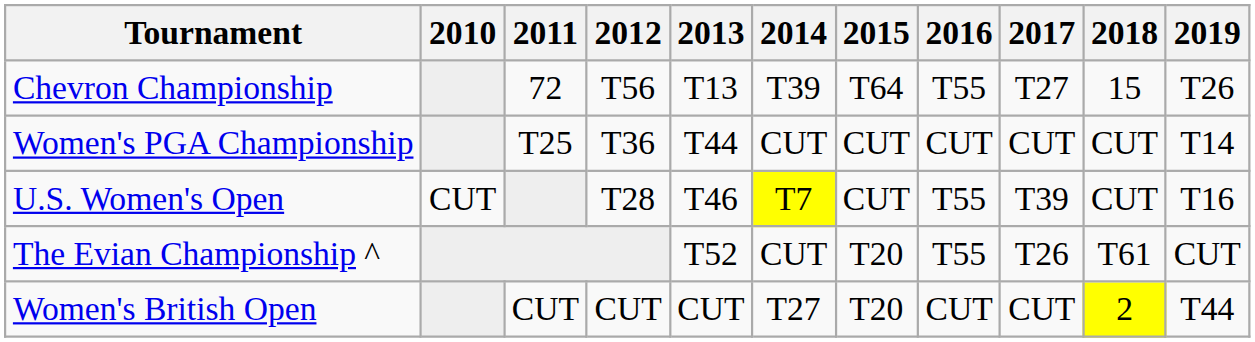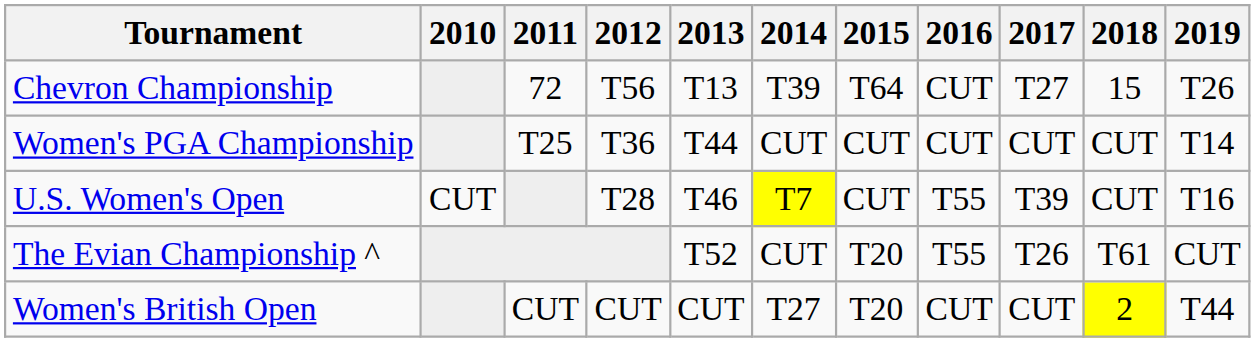(959, 87) T55 -> (959, 87) CUT
